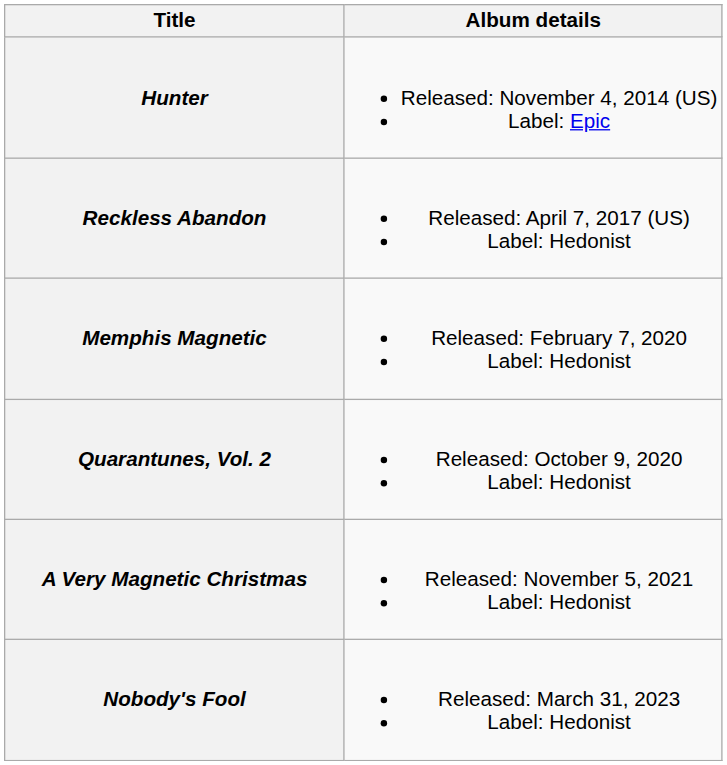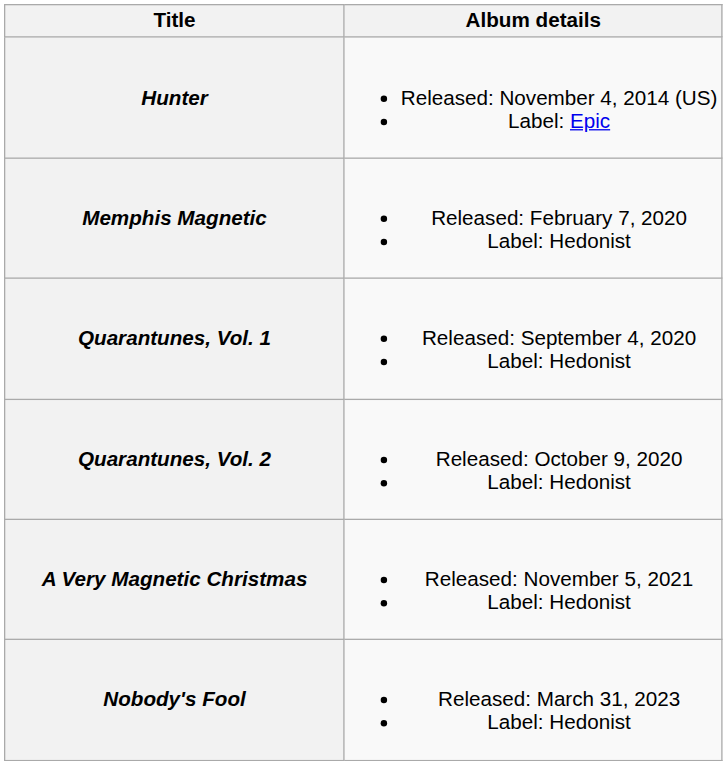- row: (175, 217)
+ row: (175, 338)
